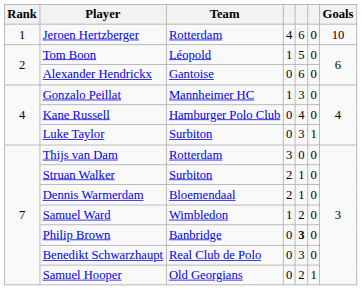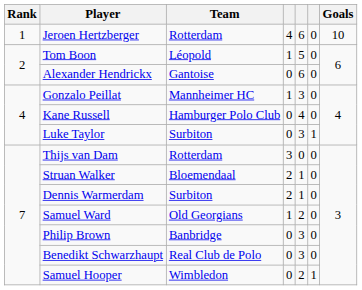(191, 174) Surbiton -> (202, 174) Bloemendaal
(202, 194) Bloemendaal -> (191, 194) Surbiton
(198, 214) Wimbledon -> (206, 214) Old Georgians
(301, 235) bold -> (301, 235) normal
(206, 275) Old Georgians -> (198, 275) Wimbledon
